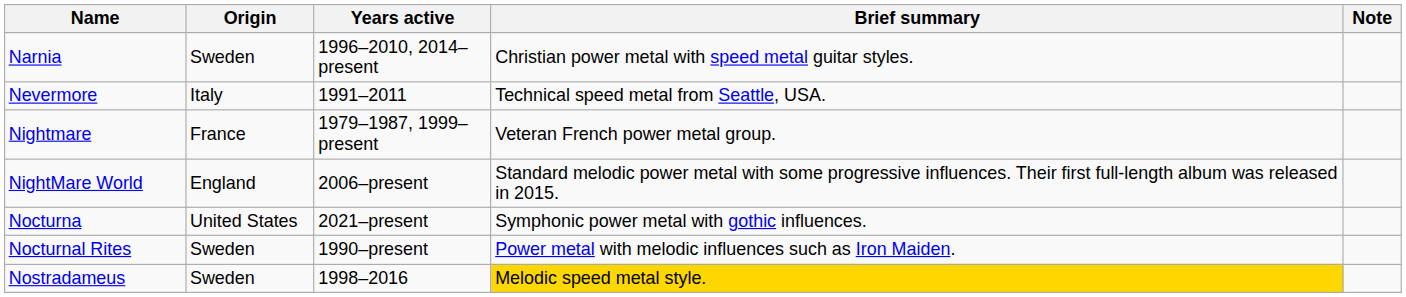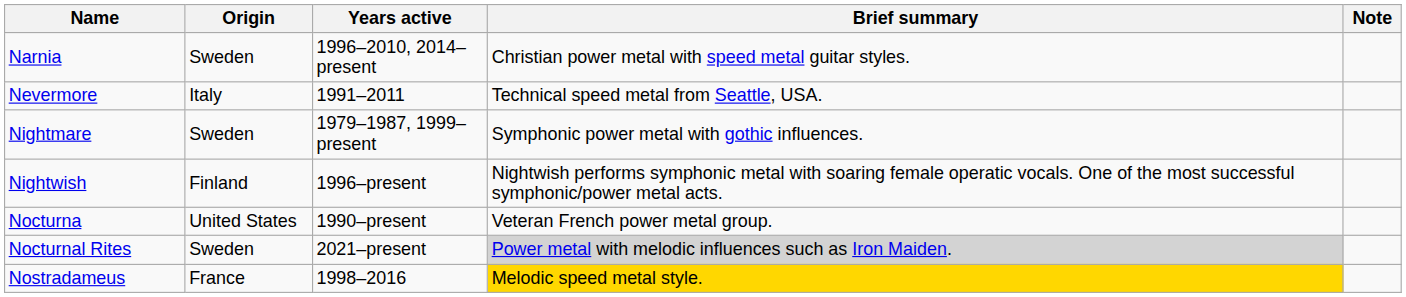(218, 134) France -> (222, 134) Sweden
(636, 134) Veteran French power metal group. -> (677, 134) Symphonic power metal with gothic influences.
- row: (76, 182)
+ row: (48, 182)
(373, 221) 2021–present -> (371, 221) 1990–present
(681, 221) Symphonic power metal with gothic influences. -> (632, 221) Veteran French power metal group.
(373, 249) 1990–present -> (371, 249) 2021–present
(725, 249) no background -> (722, 249) lightgrey background
(222, 278) Sweden -> (217, 278) France
